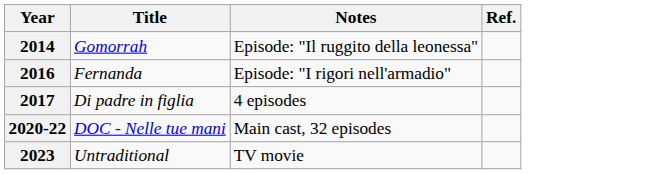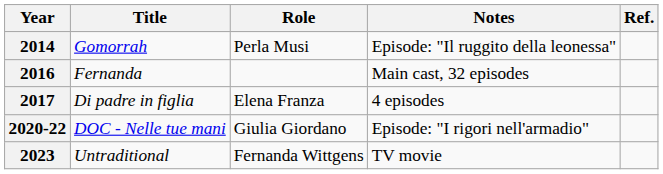+ column: (299, 18)
(342, 73) Episode: "I rigori nell'armadio" -> (450, 73) Main cast, 32 episodes
(312, 127) Main cast, 32 episodes -> (480, 127) Episode: "I rigori nell'armadio"
